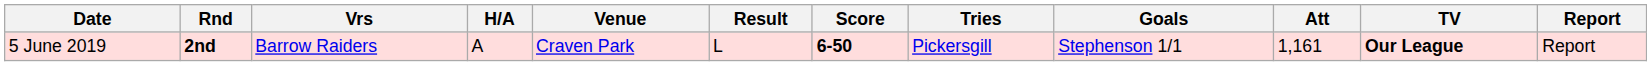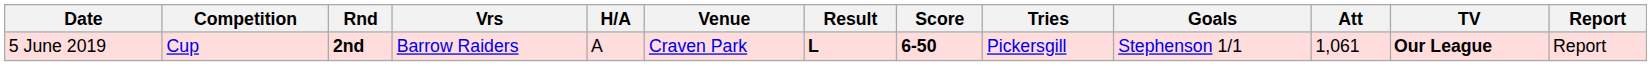+ column: (246, 18)
(718, 46) normal -> (813, 46) bold
(1300, 46) 1,161 -> (1338, 46) 1,061
